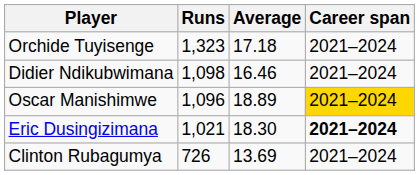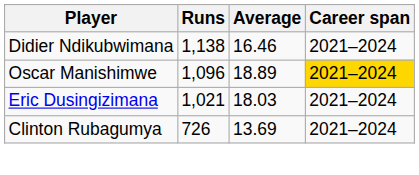- row: (81, 45)
(203, 73) 1,098 -> (203, 45) 1,138
(255, 128) 18.30 -> (255, 101) 18.03
(353, 128) bold -> (353, 101) normal
